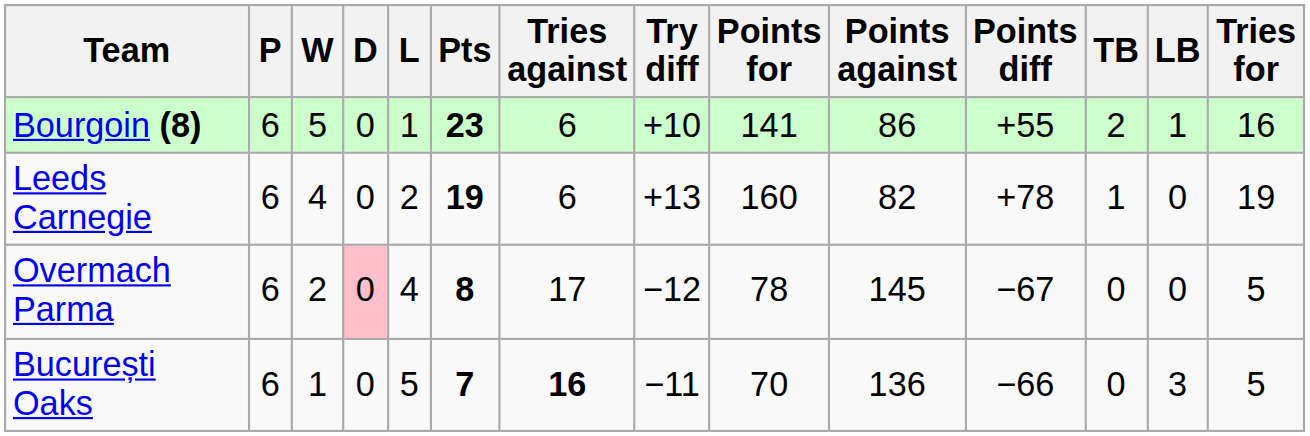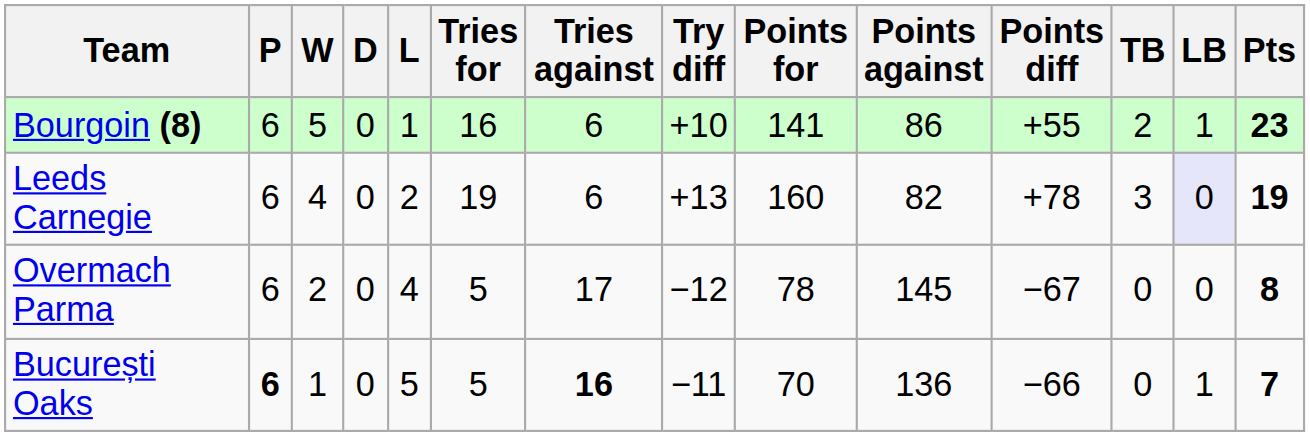columns swapped: (1256, 50) <-> (465, 50)
(1116, 198) 1 -> (1143, 198) 3
(1178, 198) no background -> (1204, 198) lavender background
(365, 290) pink background -> (365, 290) no background
(270, 383) normal -> (270, 383) bold
(1178, 383) 3 -> (1204, 383) 1
